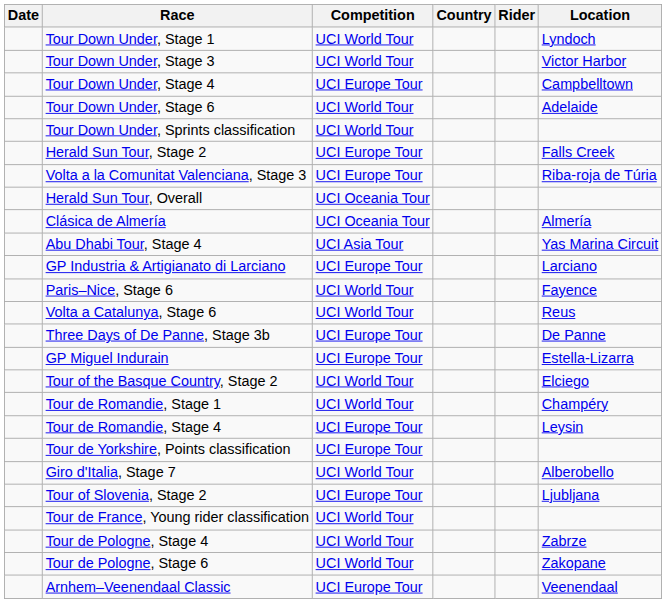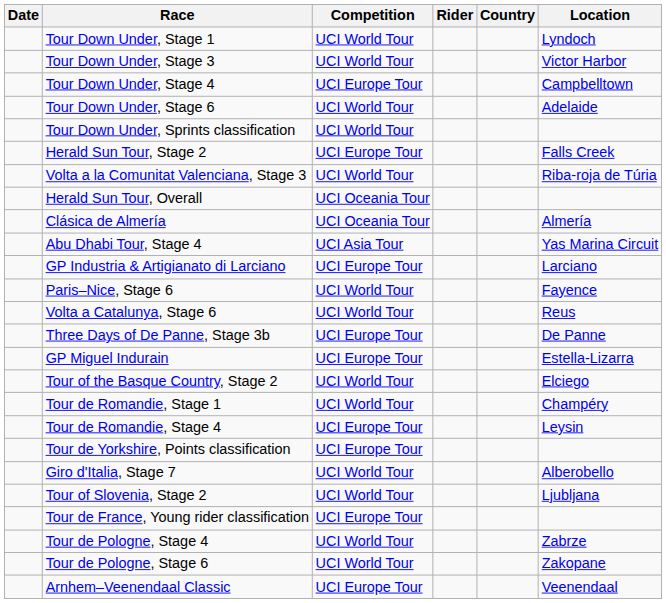columns swapped: (517, 15) <-> (464, 15)
(369, 175) UCI Europe Tour -> (365, 175) UCI World Tour
(369, 495) UCI Europe Tour -> (365, 495) UCI World Tour
(365, 518) UCI World Tour -> (369, 518) UCI Europe Tour
